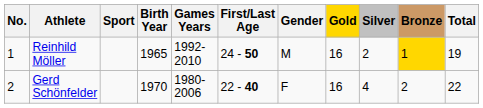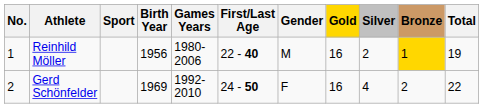(154, 53) 1965 -> (154, 53) 1956
(190, 53) 1992-2010 -> (190, 53) 1980-2006
(239, 53) 24 - 50 -> (239, 53) 22 - 40
(154, 86) 1970 -> (154, 86) 1969
(190, 86) 1980-2006 -> (190, 86) 1992-2010
(239, 86) 22 - 40 -> (239, 86) 24 - 50
